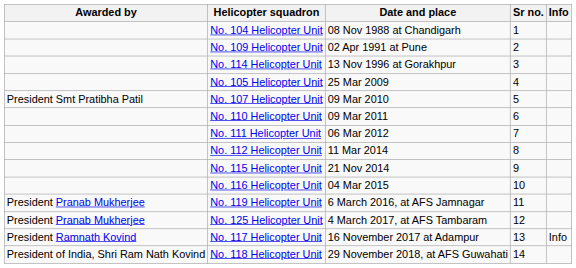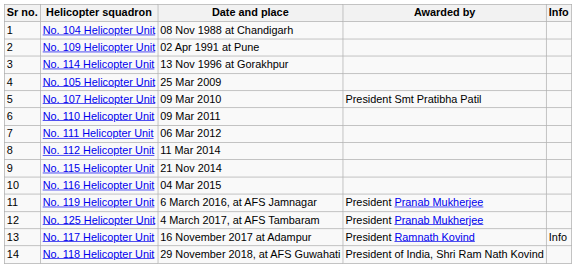columns swapped: (528, 13) <-> (106, 13)
